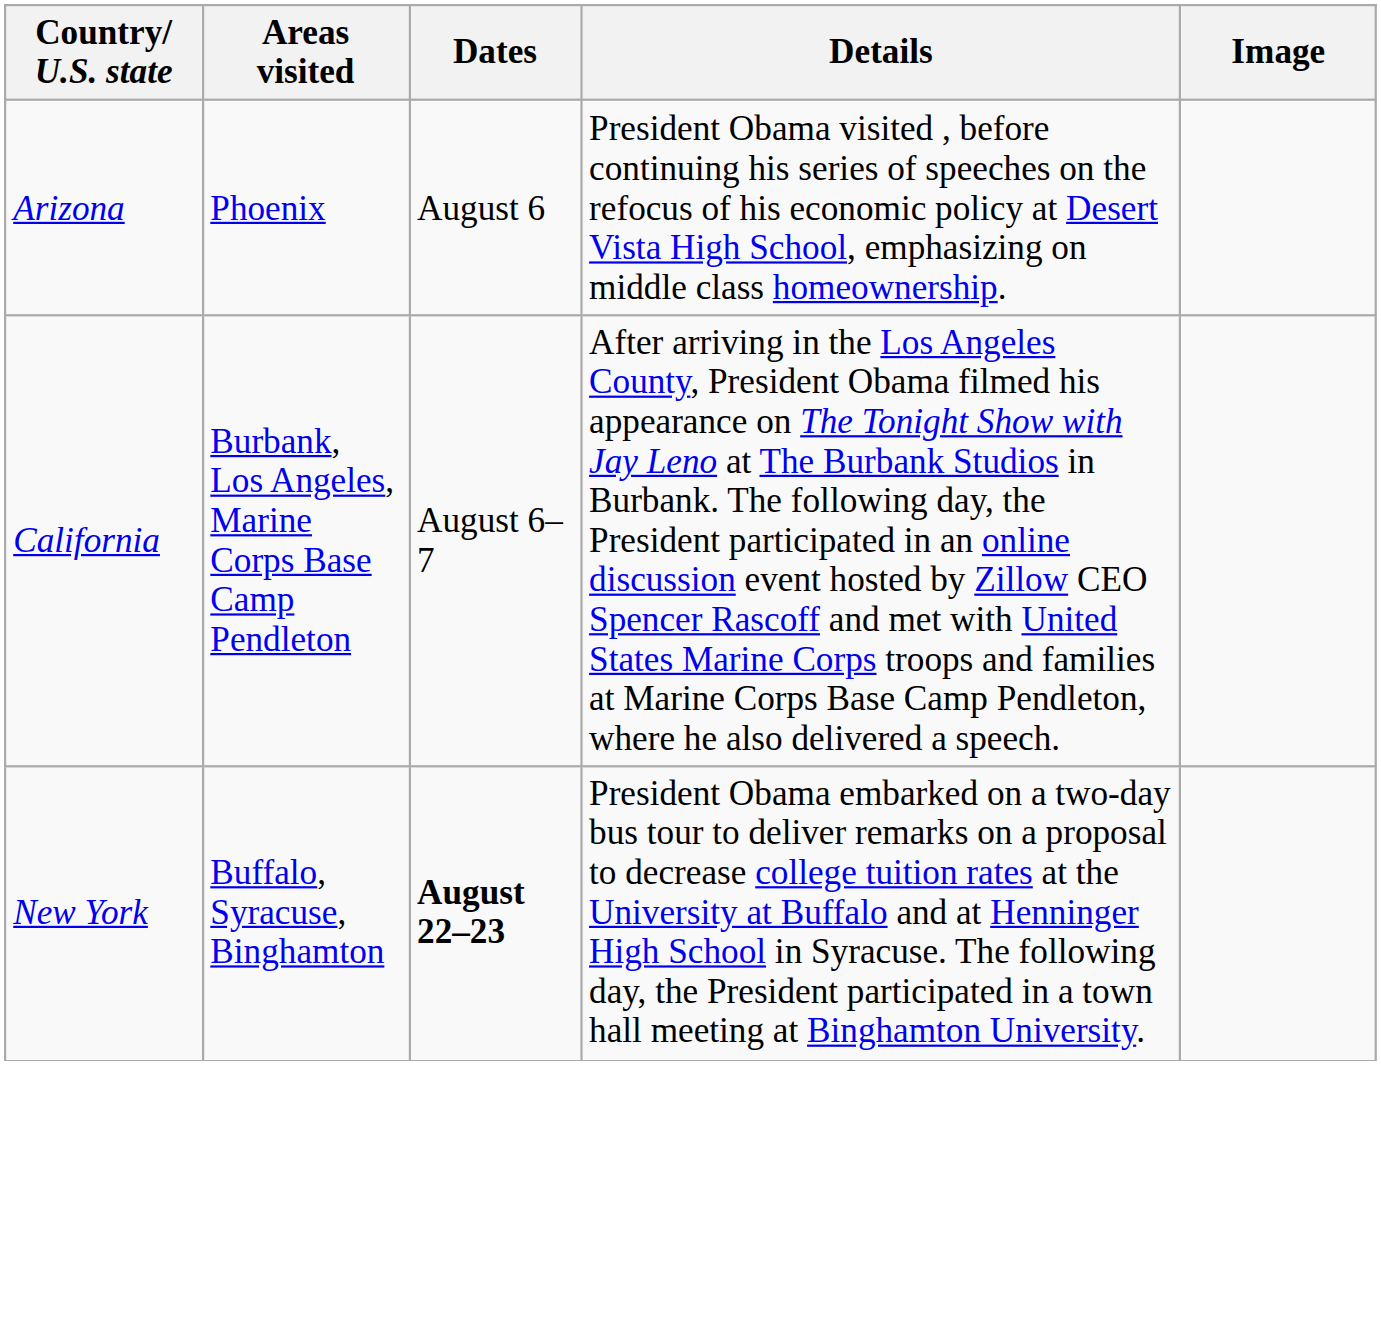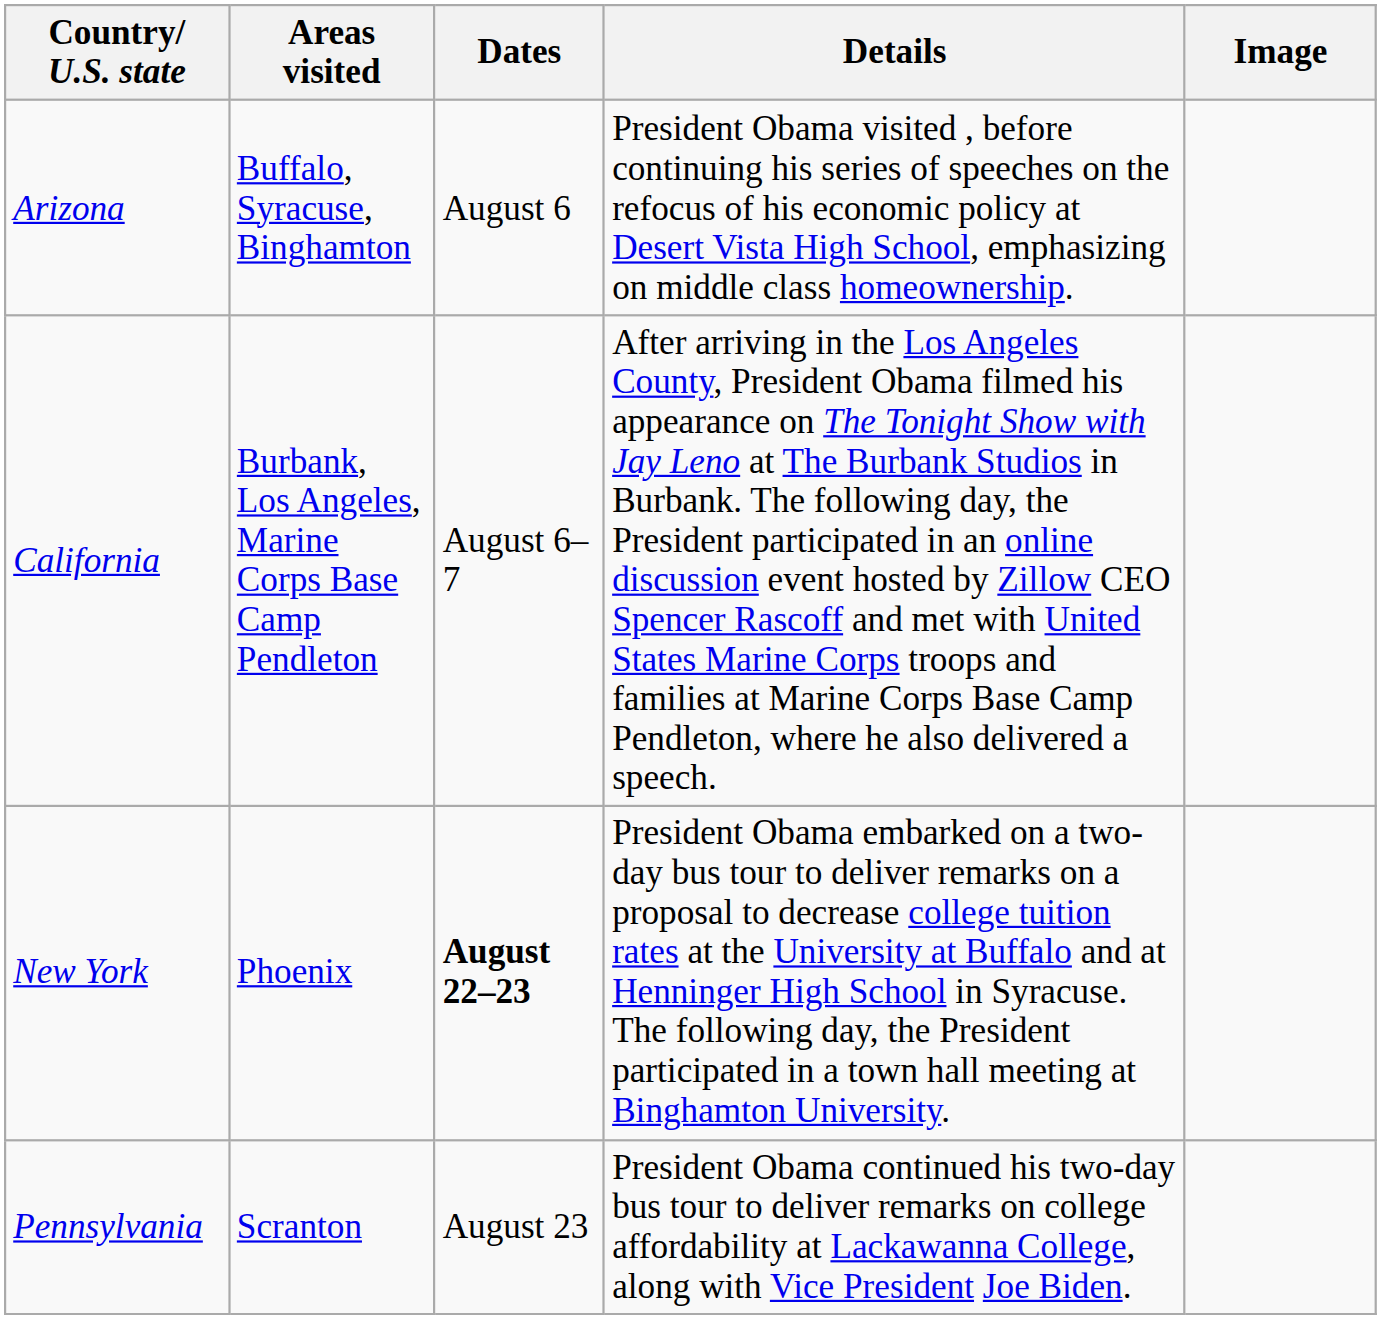(268, 207) Phoenix -> (324, 207) Buffalo, Syracuse, Binghamton
(297, 912) Buffalo, Syracuse, Binghamton -> (295, 972) Phoenix
+ row: (108, 1225)
